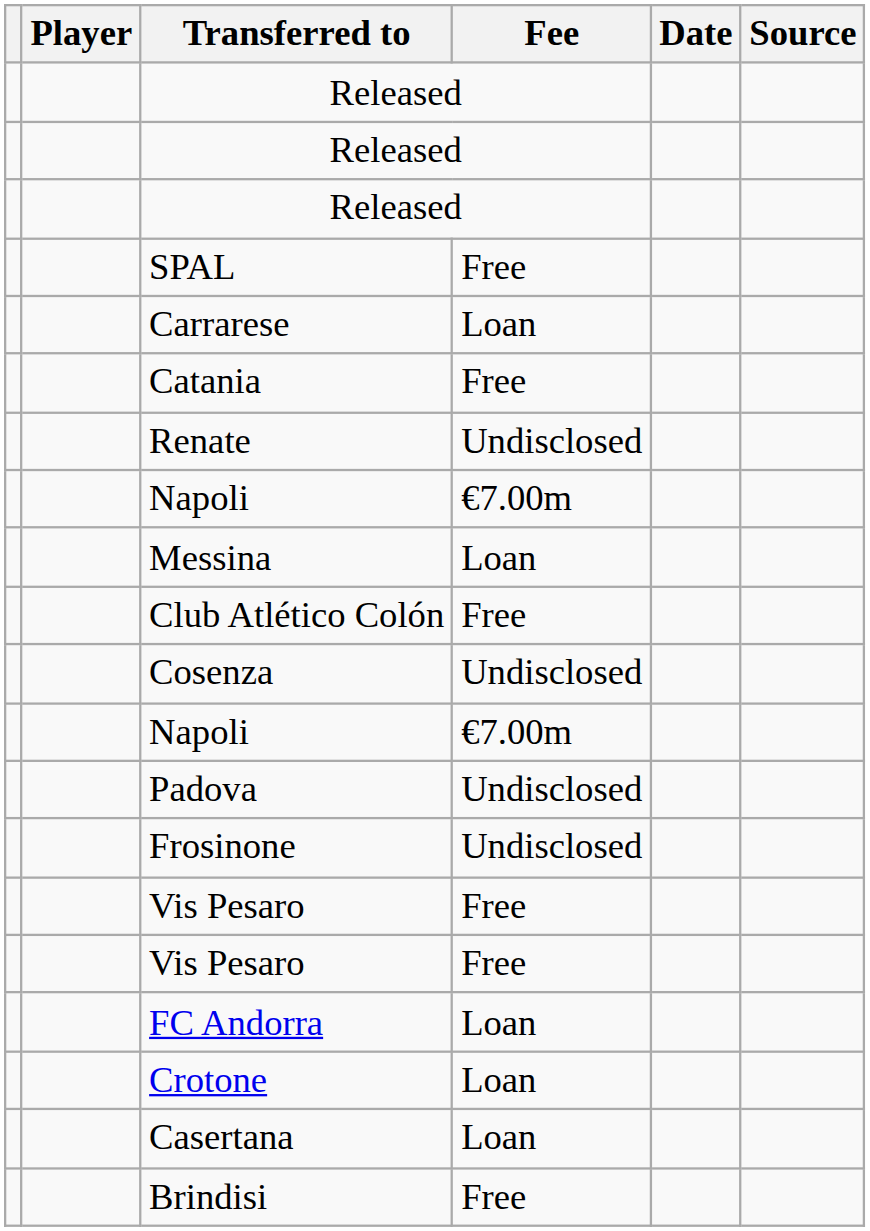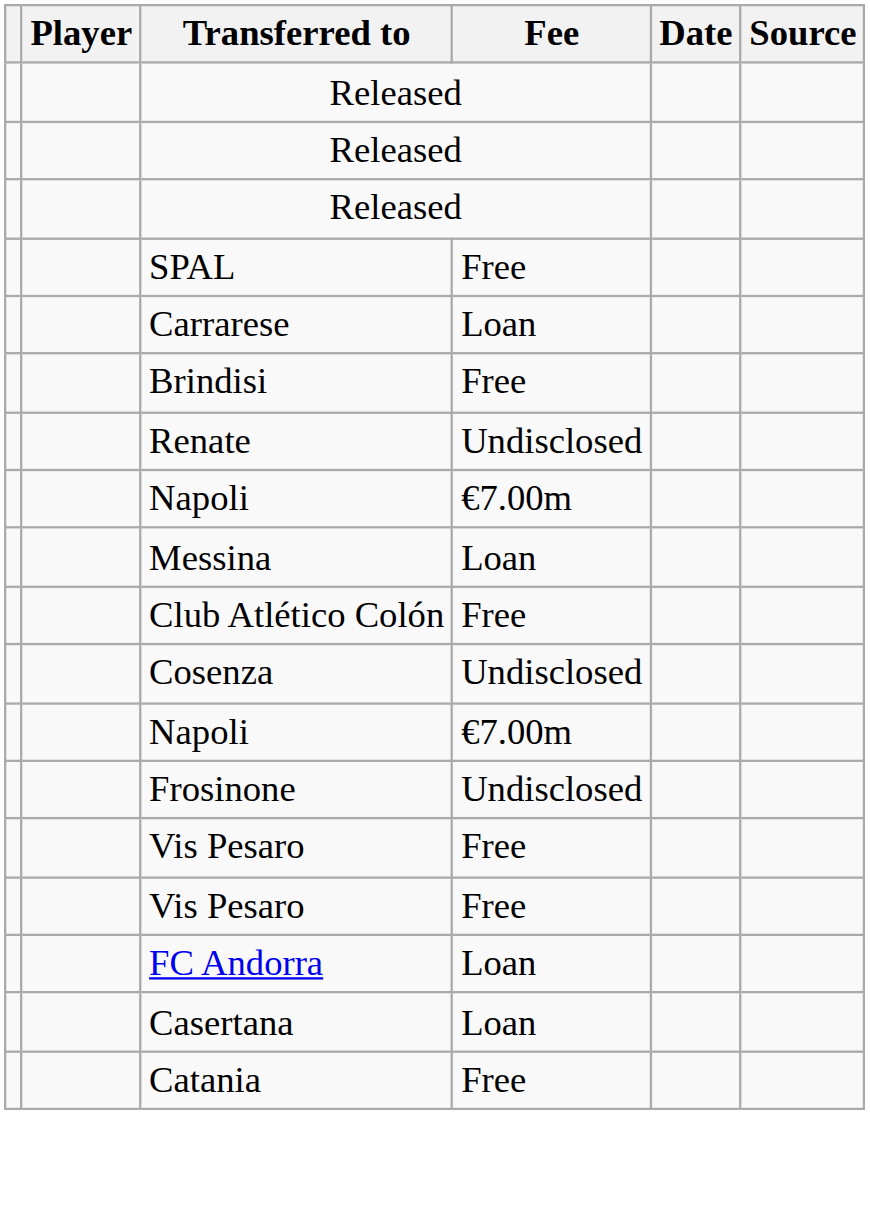rows swapped: (205, 382) <-> (208, 1195)
- row: (203, 788)
- row: (208, 1079)
